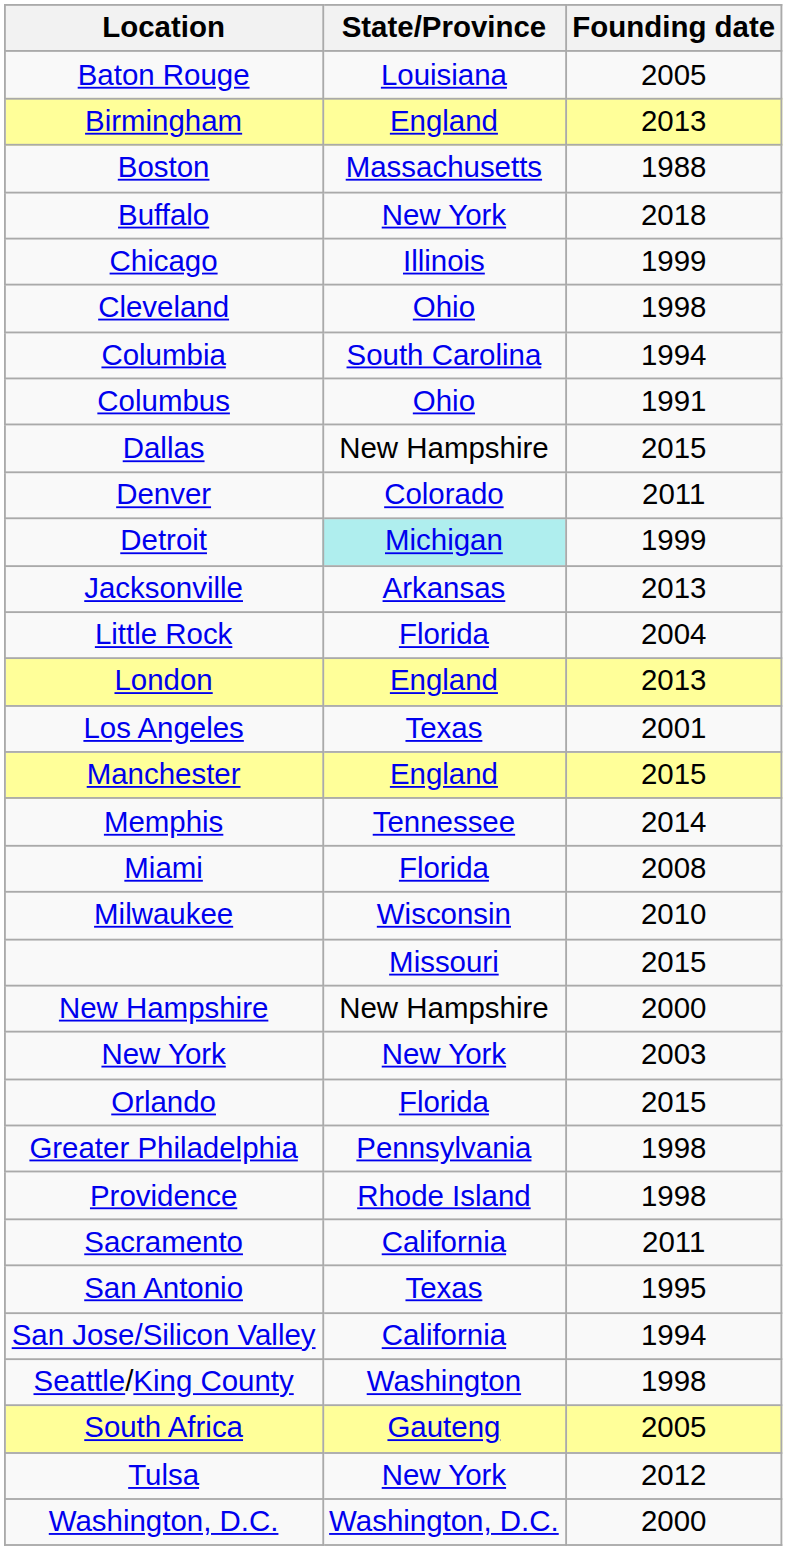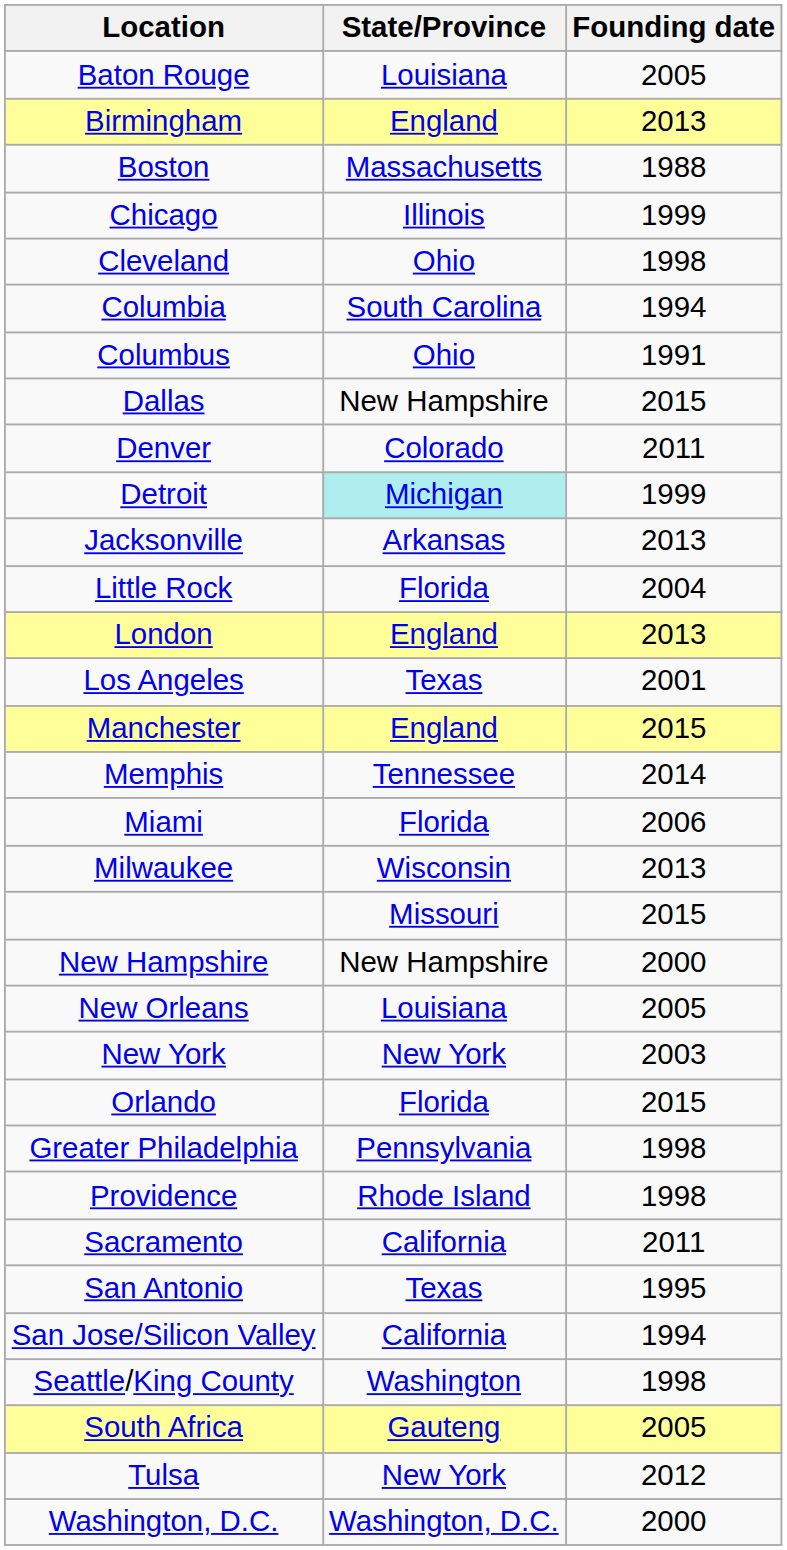- row: (164, 214)
(674, 868) 2008 -> (674, 821) 2006
(674, 914) 2010 -> (674, 868) 2013
+ row: (164, 1008)
